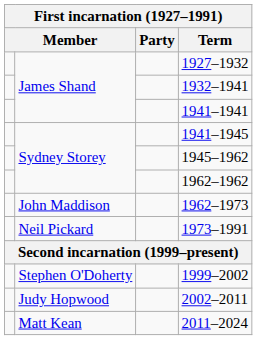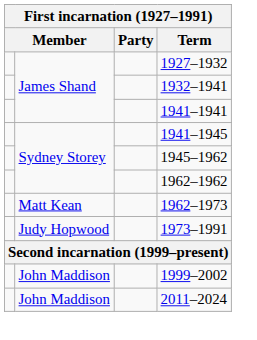(64, 205) John Maddison -> (50, 205) Matt Kean
(56, 228) Neil Pickard -> (64, 228) Judy Hopwood
(75, 275) Stephen O'Doherty -> (64, 275) John Maddison
- row: (215, 299)
(50, 323) Matt Kean -> (64, 299) John Maddison
